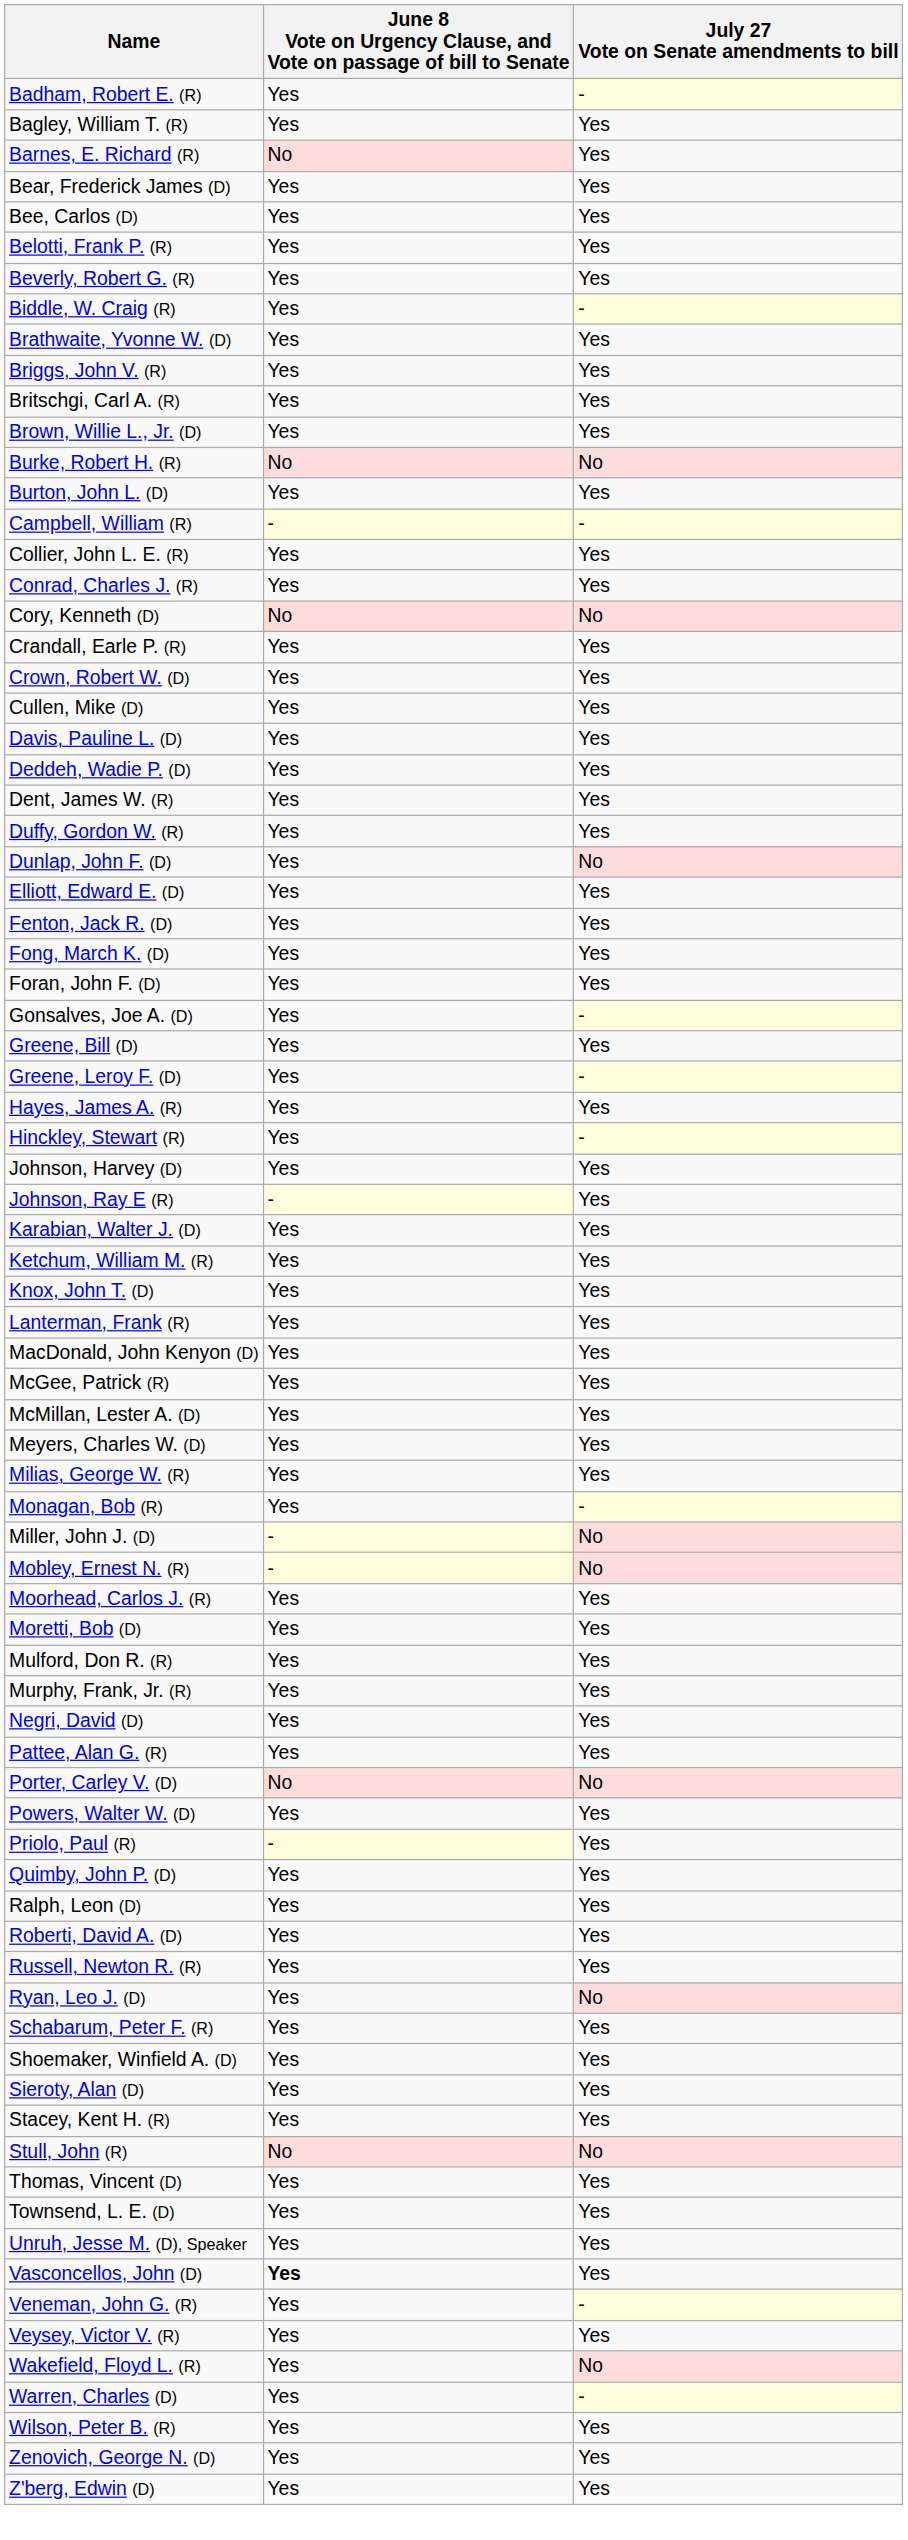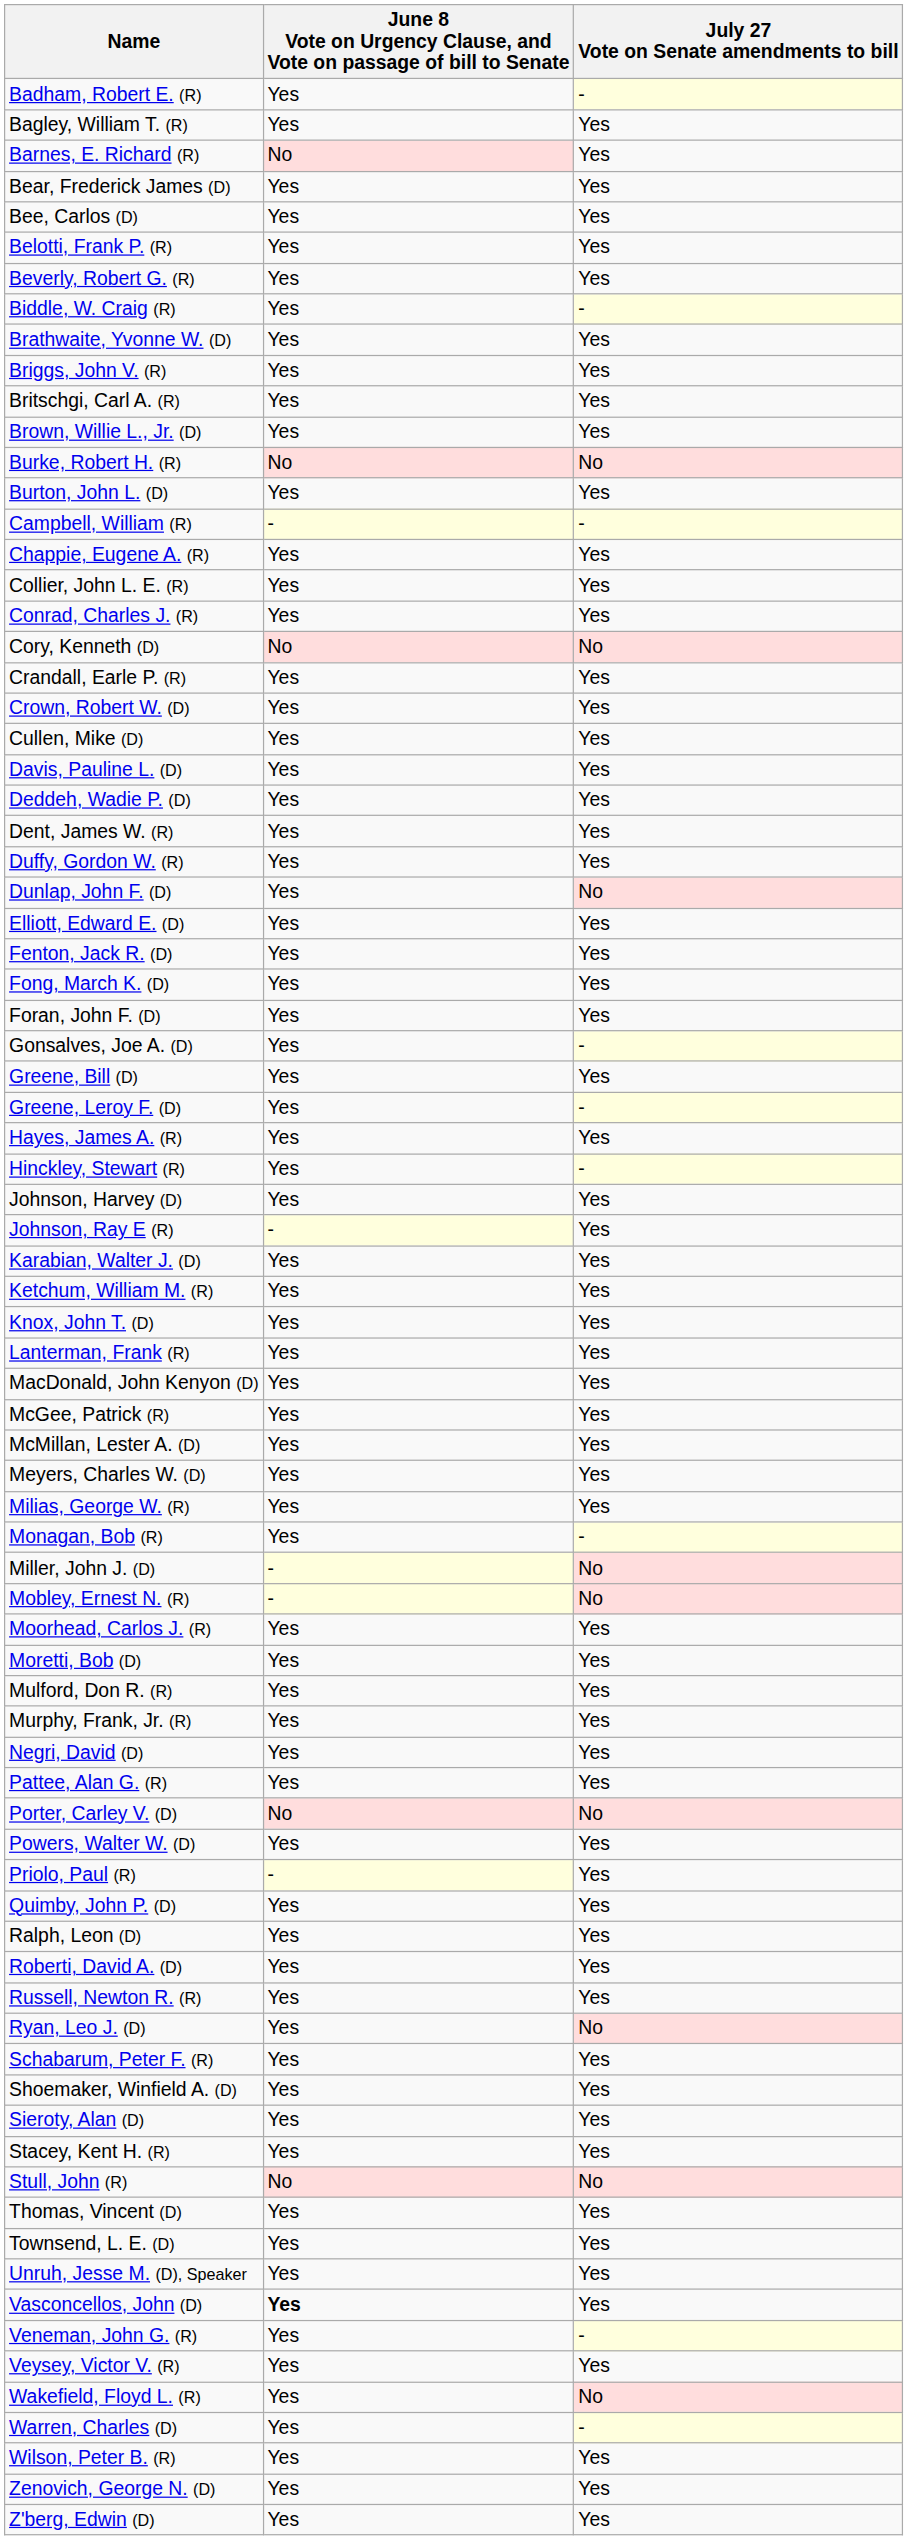+ row: (109, 554)
